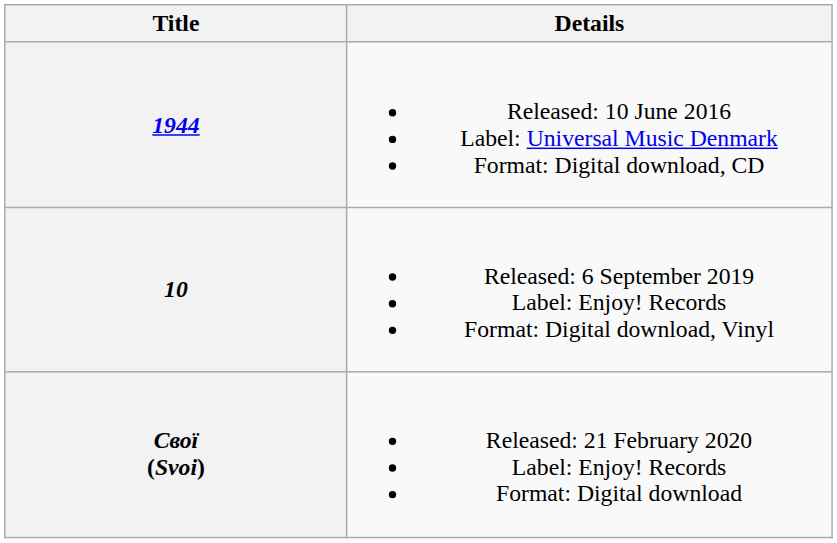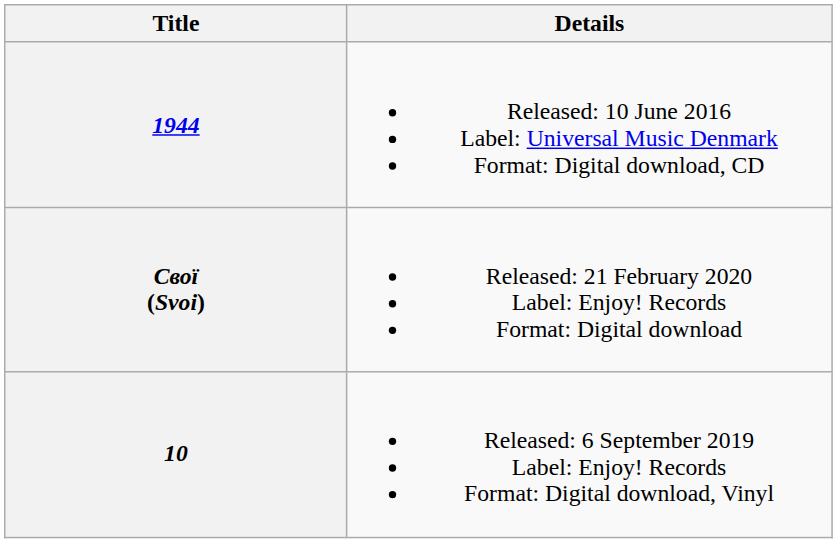rows swapped: (176, 289) <-> (176, 454)
